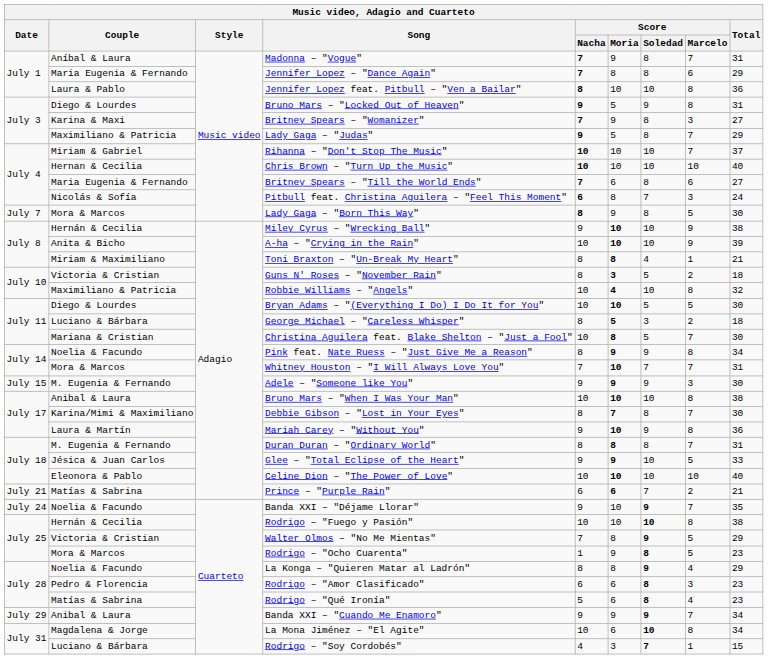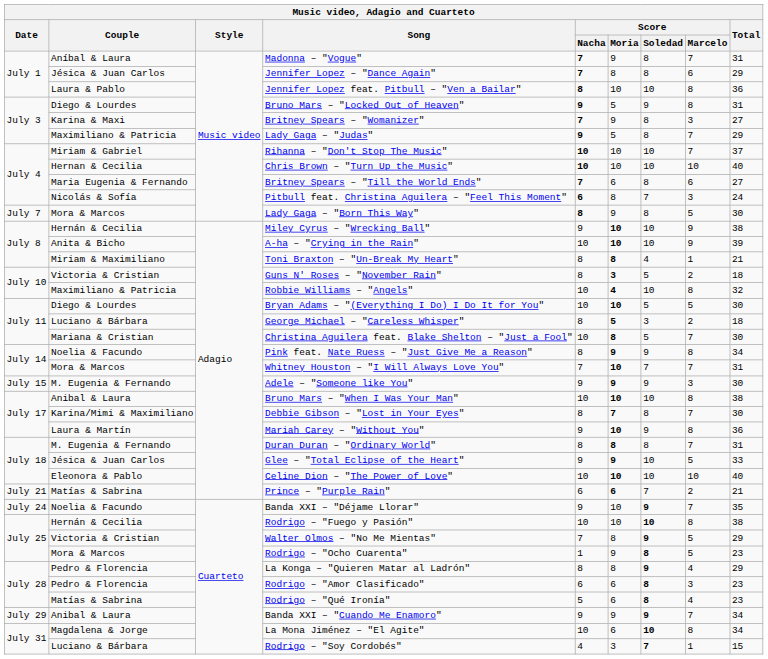(119, 74) Maria Eugenia & Fernando -> (108, 74) Jésica & Juan Carlos
(97, 569) Noelia & Facundo -> (99, 569) Pedro & Florencia
